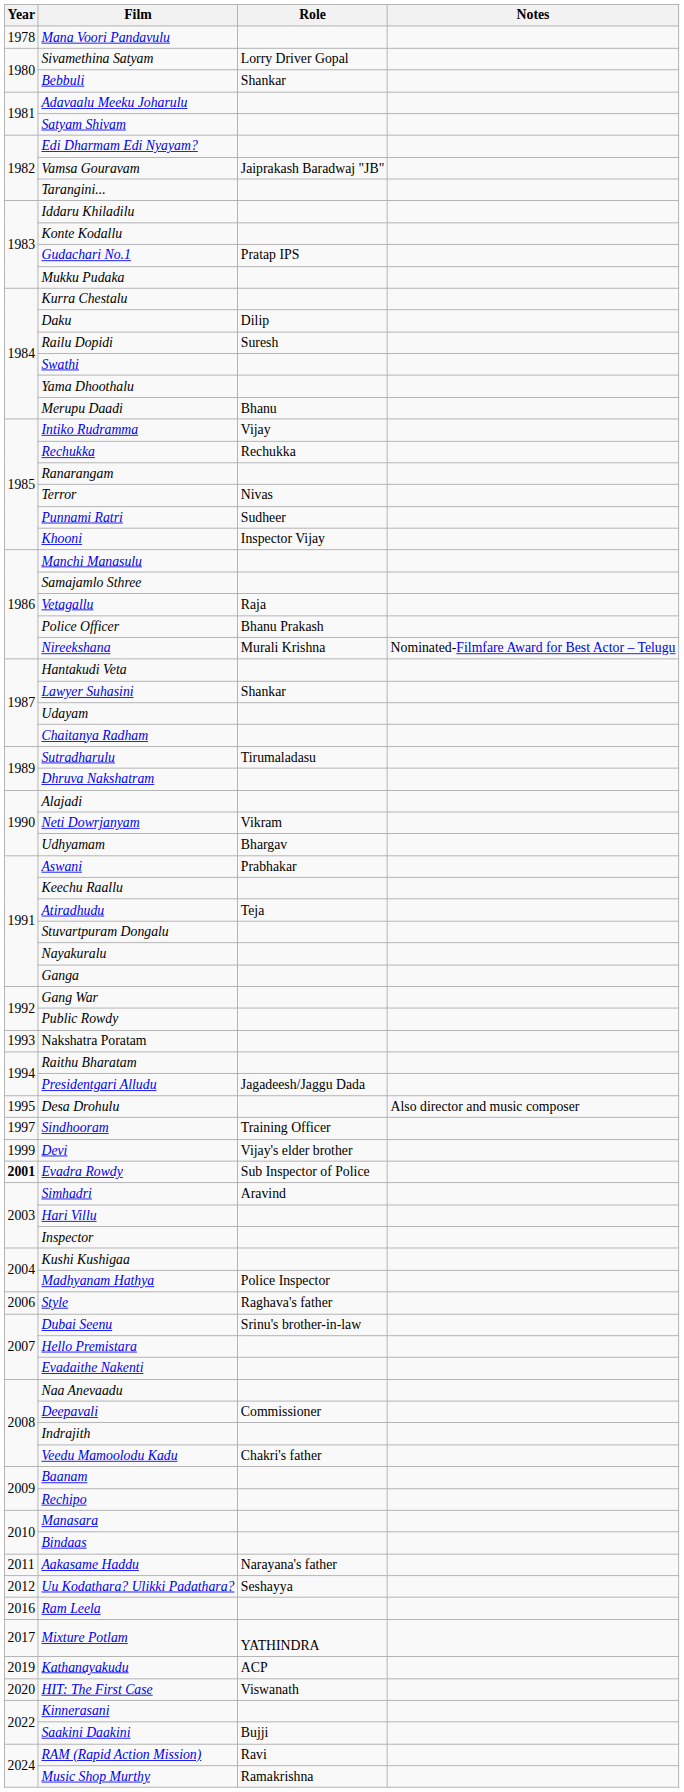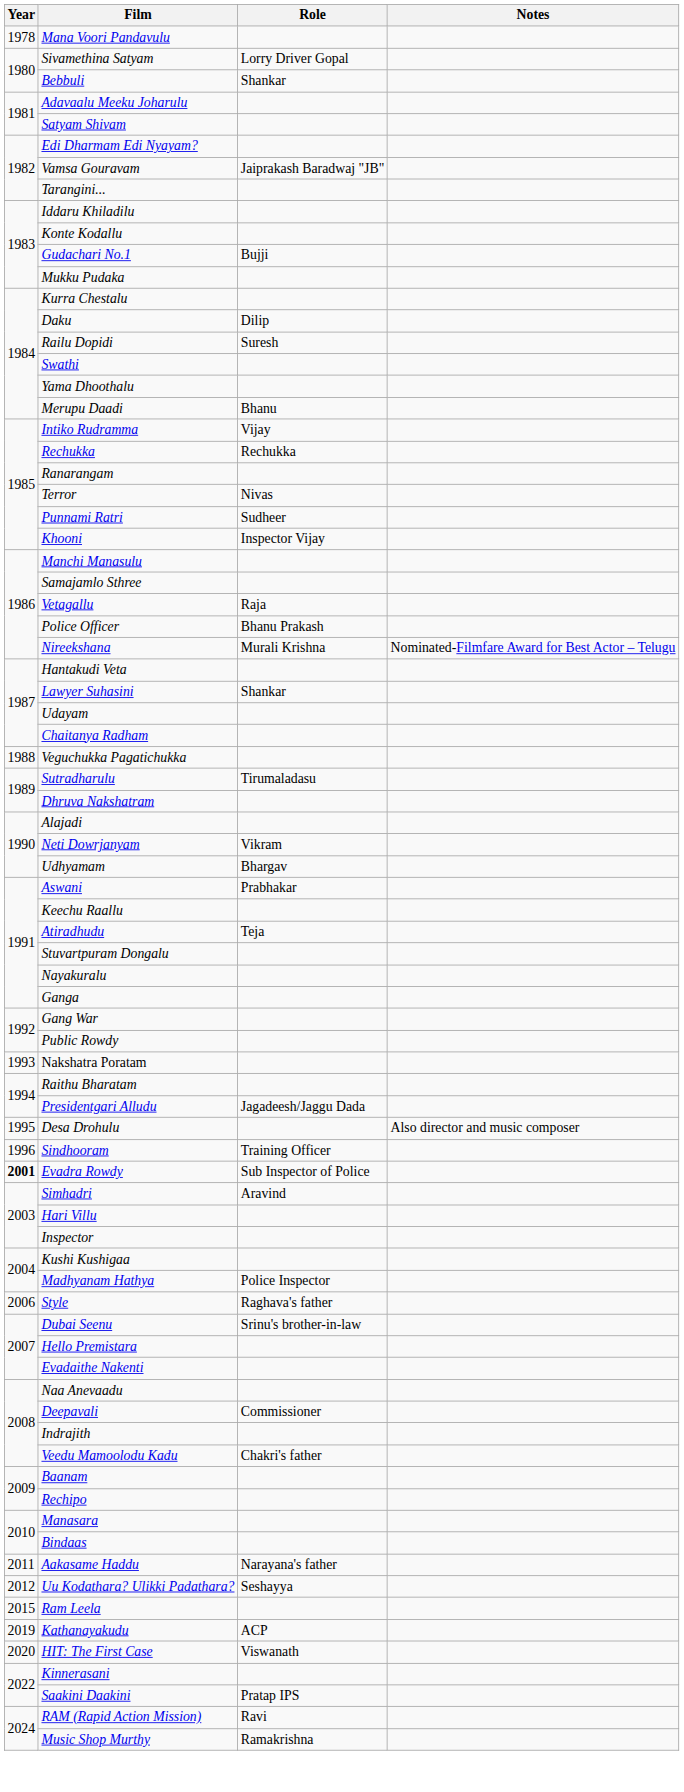(270, 255) Pratap IPS -> (255, 255) Bujji
+ row: (114, 757)
(21, 1128) 1997 -> (21, 1150) 1996
- row: (54, 1150)
(21, 1608) 2016 -> (21, 1608) 2015
- row: (85, 1638)
(255, 1733) Bujji -> (270, 1695) Pratap IPS
